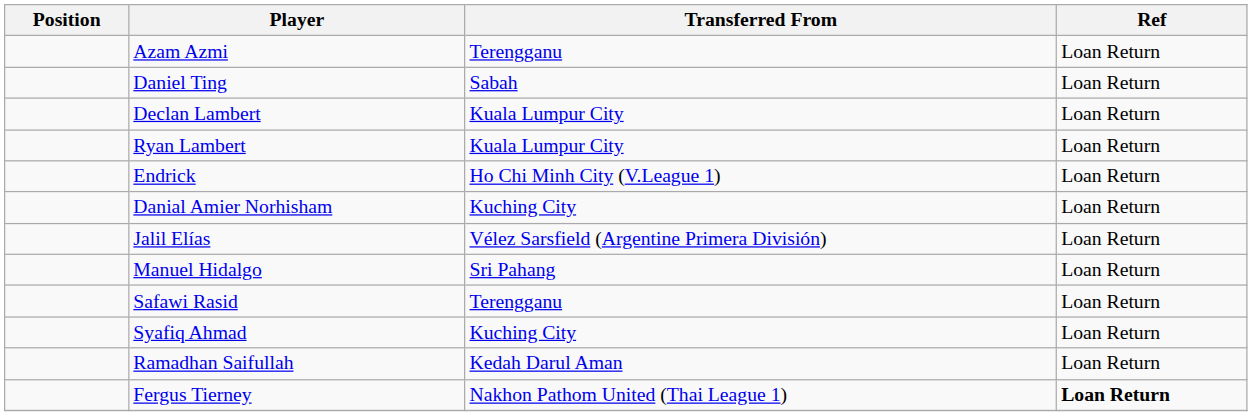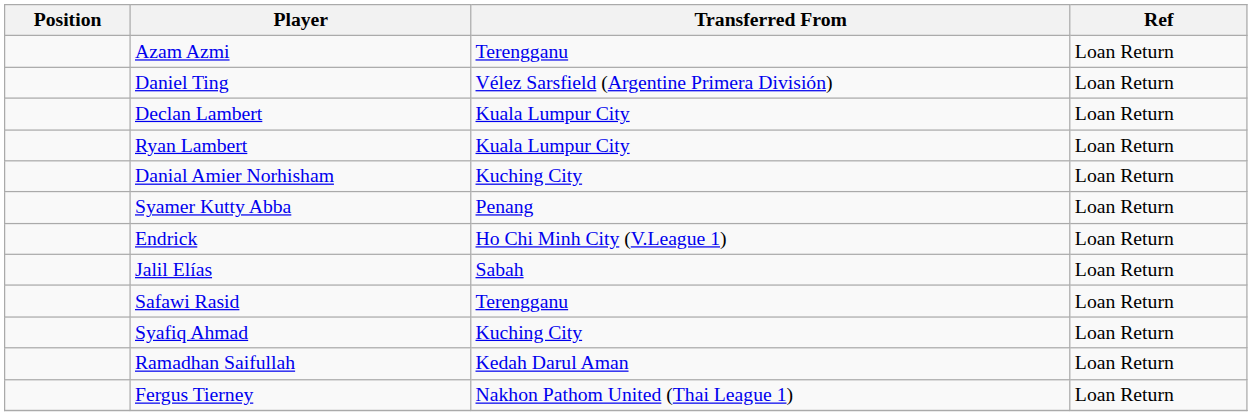(494, 82) Sabah -> (654, 82) Vélez Sarsfield (Argentine Primera División)
rows swapped: (233, 207) <-> (165, 176)
+ row: (213, 207)
(648, 238) Vélez Sarsfield (Argentine Primera División) -> (500, 269) Sabah
- row: (198, 269)
(1116, 394) bold -> (1124, 394) normal
